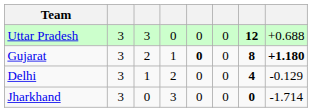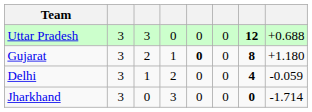(286, 55) bold -> (286, 55) normal
(286, 76) -0.129 -> (286, 76) -0.059
